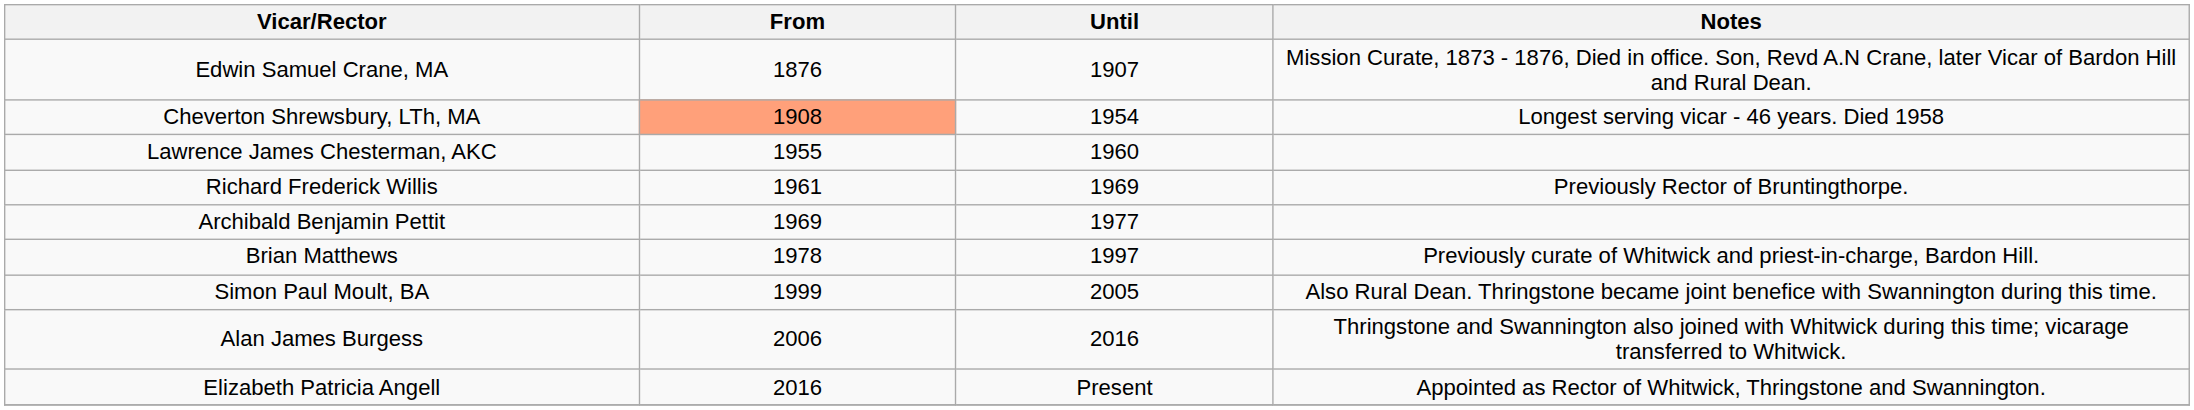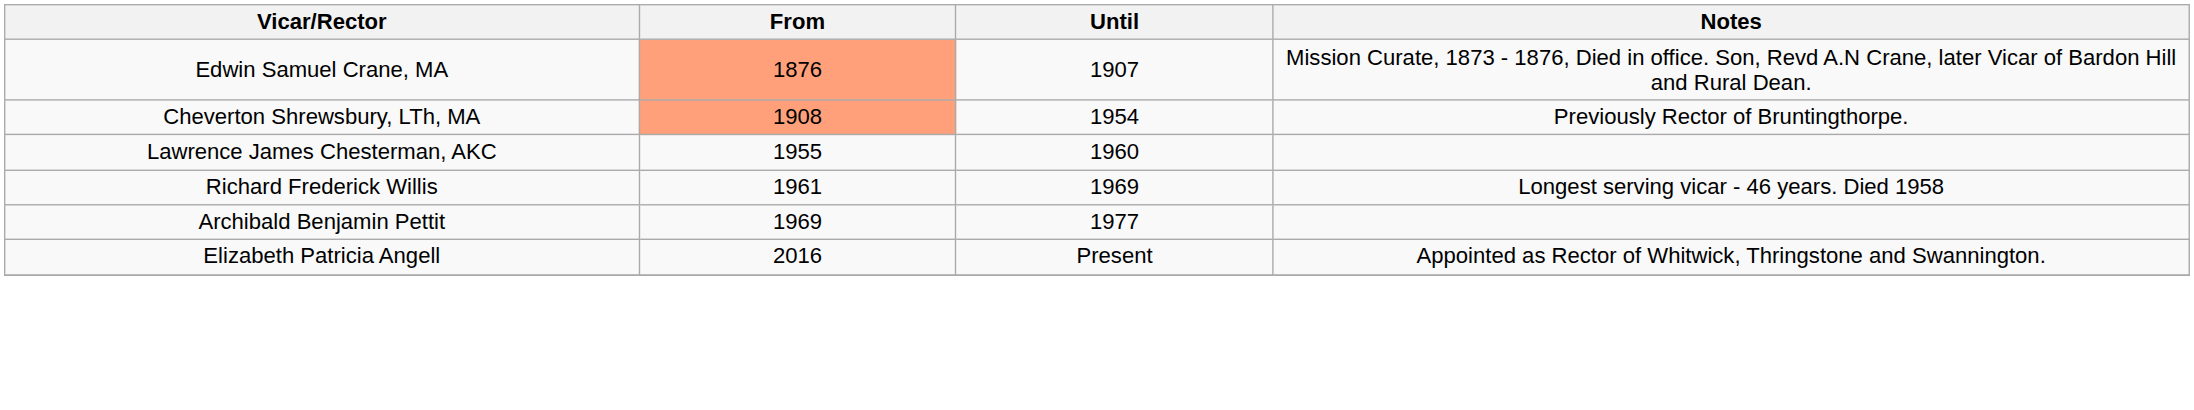(797, 69) no background -> (797, 69) lightsalmon background
(1731, 116) Longest serving vicar - 46 years. Died 1958 -> (1731, 116) Previously Rector of Bruntingthorpe.
(1731, 186) Previously Rector of Bruntingthorpe. -> (1731, 186) Longest serving vicar - 46 years. Died 1958
- row: (322, 256)
- row: (322, 291)
- row: (322, 339)
